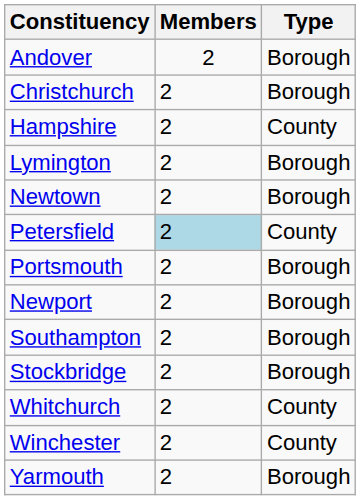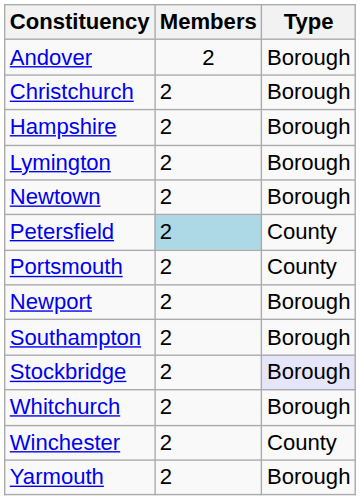(302, 127) County -> (309, 127) Borough
(309, 267) Borough -> (302, 267) County
(309, 372) no background -> (309, 372) lavender background
(302, 407) County -> (309, 407) Borough
